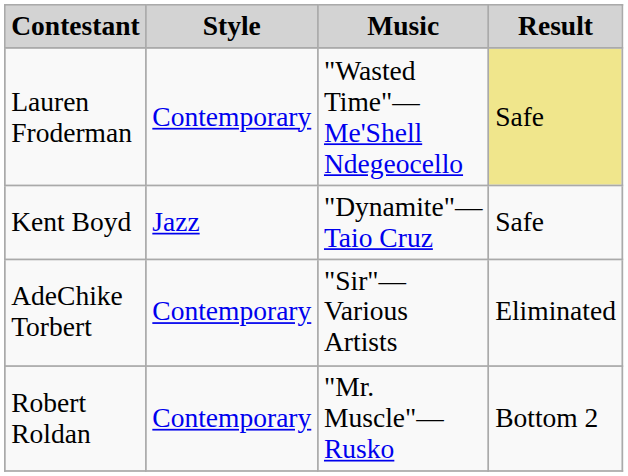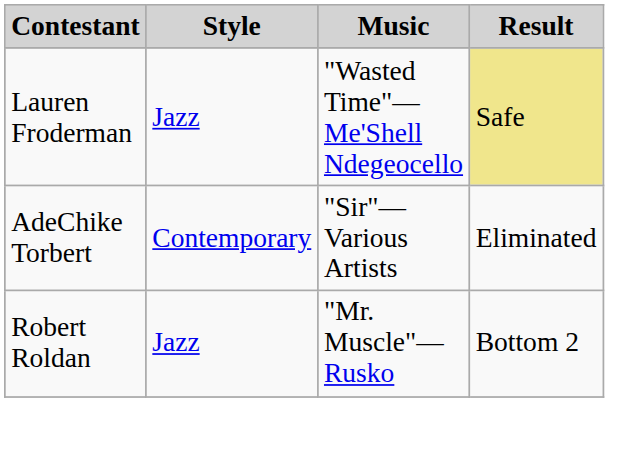(232, 116) Contemporary -> (176, 116) Jazz
- row: (71, 221)
(232, 417) Contemporary -> (176, 343) Jazz
